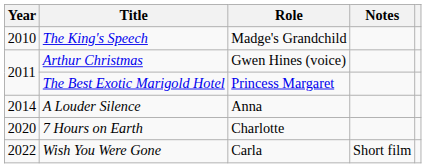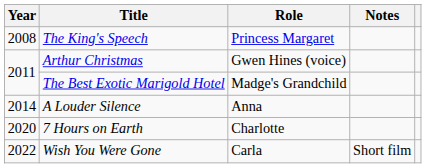(22, 38) 2010 -> (22, 38) 2008
(289, 38) Madge's Grandchild -> (283, 38) Princess Margaret
(283, 83) Princess Margaret -> (289, 83) Madge's Grandchild
